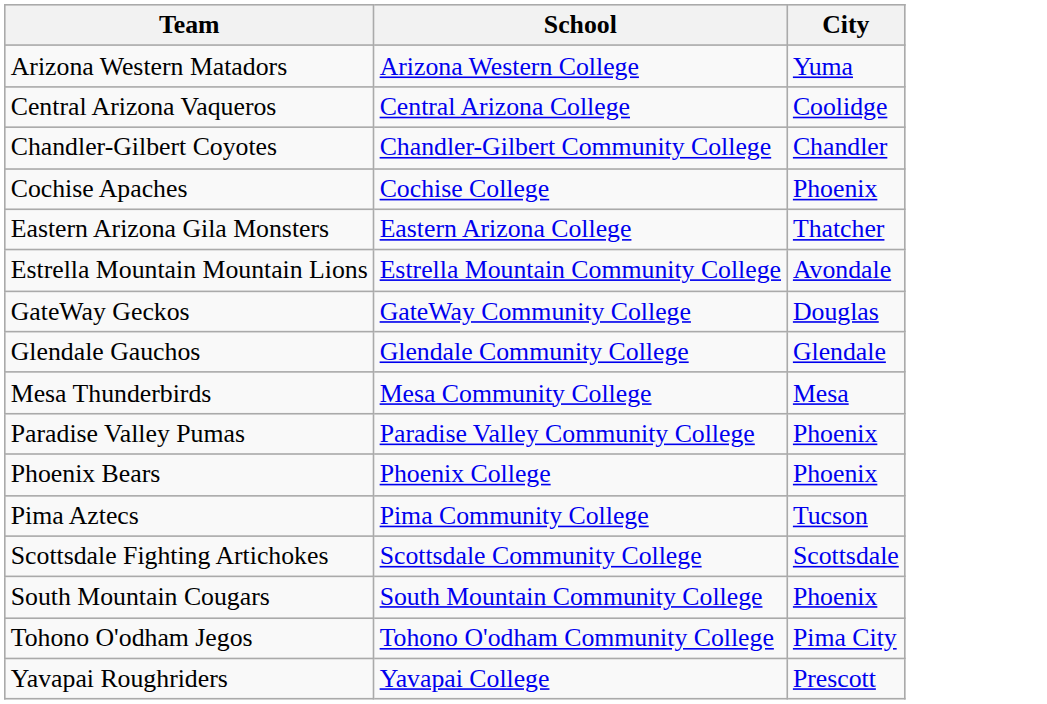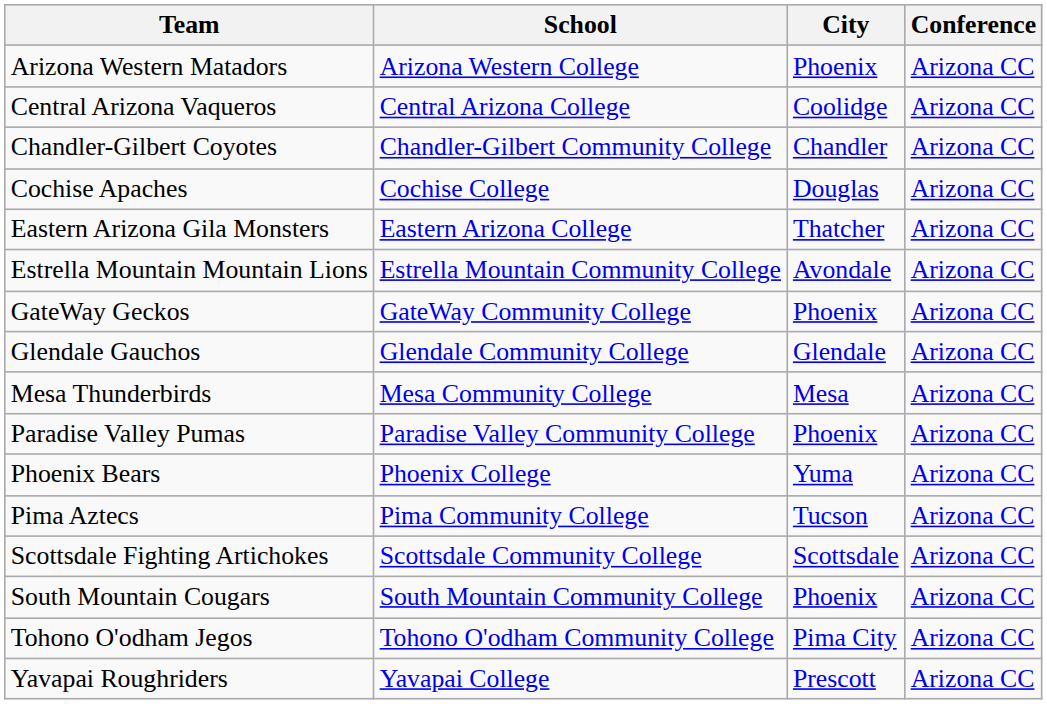+ column: (973, 24)
(823, 65) Yuma -> (835, 65) Phoenix
(835, 188) Phoenix -> (836, 188) Douglas
(836, 310) Douglas -> (835, 310) Phoenix
(835, 474) Phoenix -> (823, 474) Yuma
